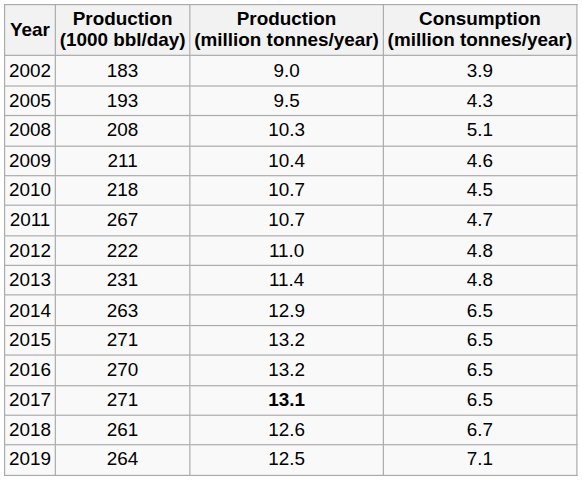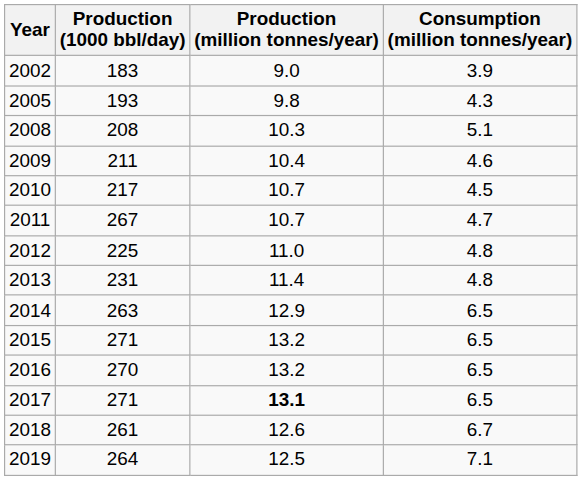(287, 100) 9.5 -> (287, 100) 9.8
(123, 190) 218 -> (123, 190) 217
(123, 250) 222 -> (123, 250) 225
